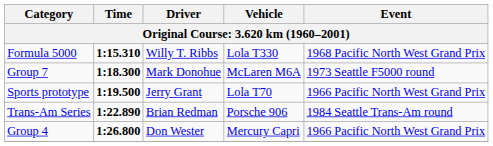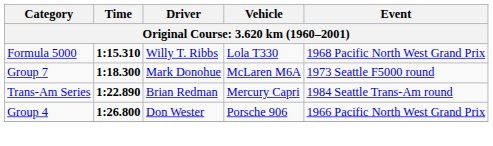- row: (48, 92)
(257, 111) Porsche 906 -> (263, 92) Mercury Capri
(263, 131) Mercury Capri -> (257, 111) Porsche 906
